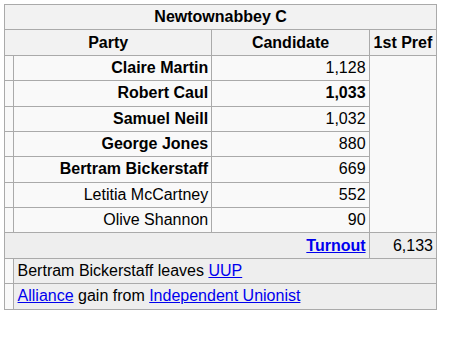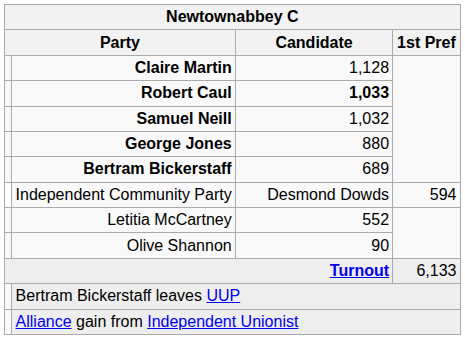(352, 169) 669 -> (376, 169) 689
+ row: (124, 194)
